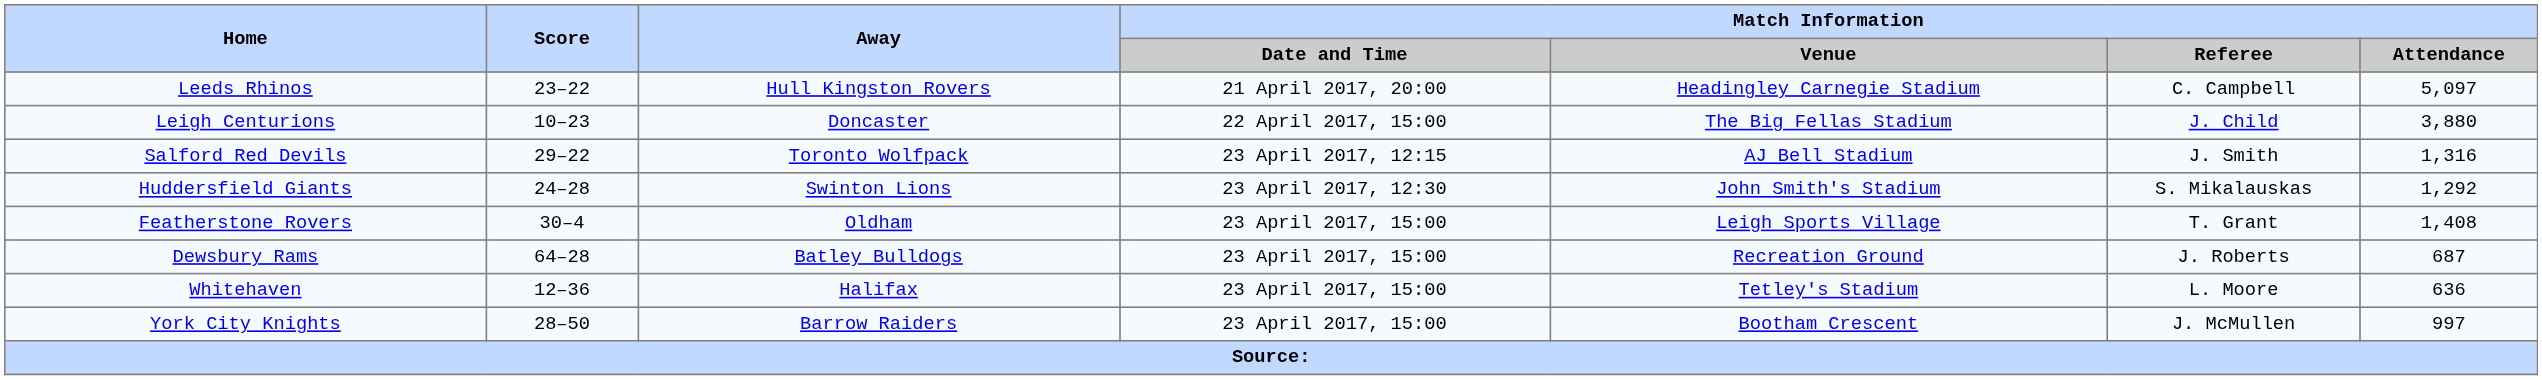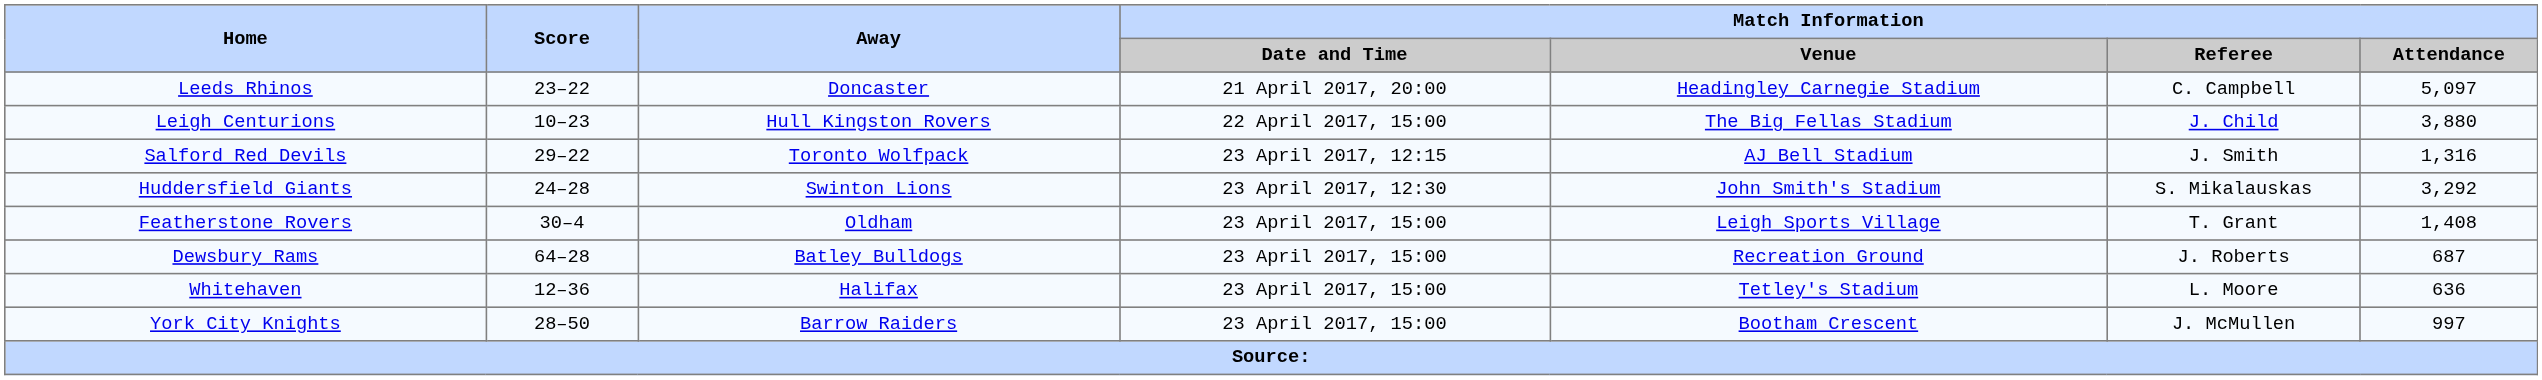(879, 89) Hull Kingston Rovers -> (879, 89) Doncaster
(879, 122) Doncaster -> (879, 122) Hull Kingston Rovers
(2449, 190) 1,292 -> (2449, 190) 3,292
